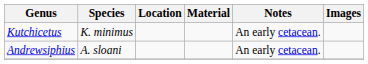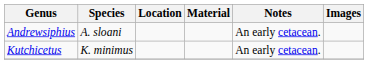rows swapped: (41, 50) <-> (34, 31)
